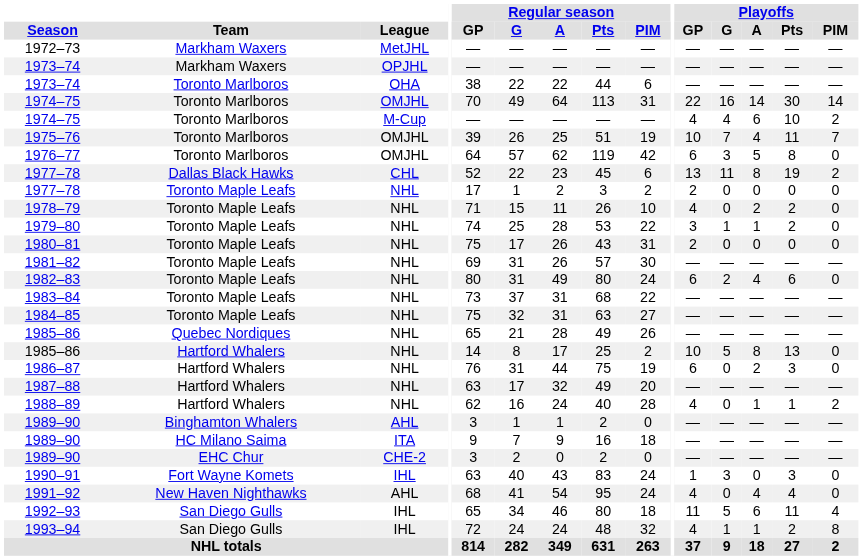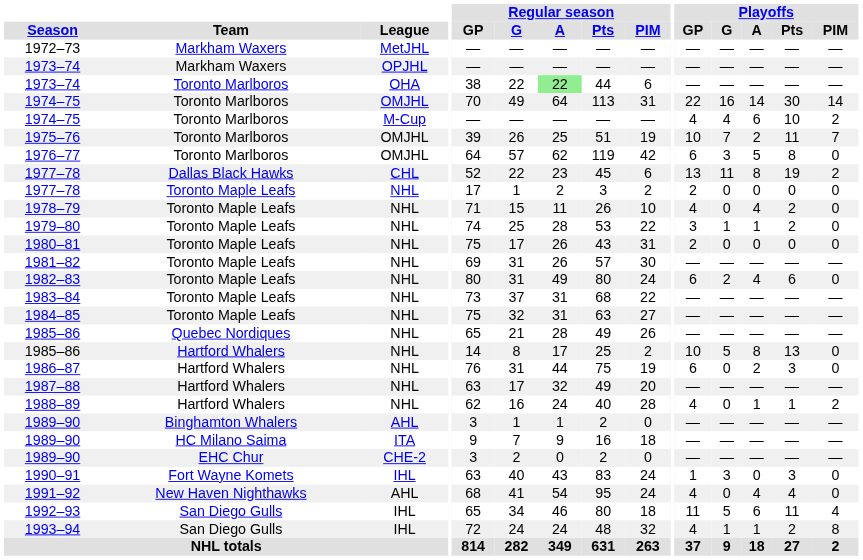(560, 84) no background -> (560, 84) lightgreen background
(757, 137) 4 -> (757, 137) 2
(757, 208) 2 -> (757, 208) 4
